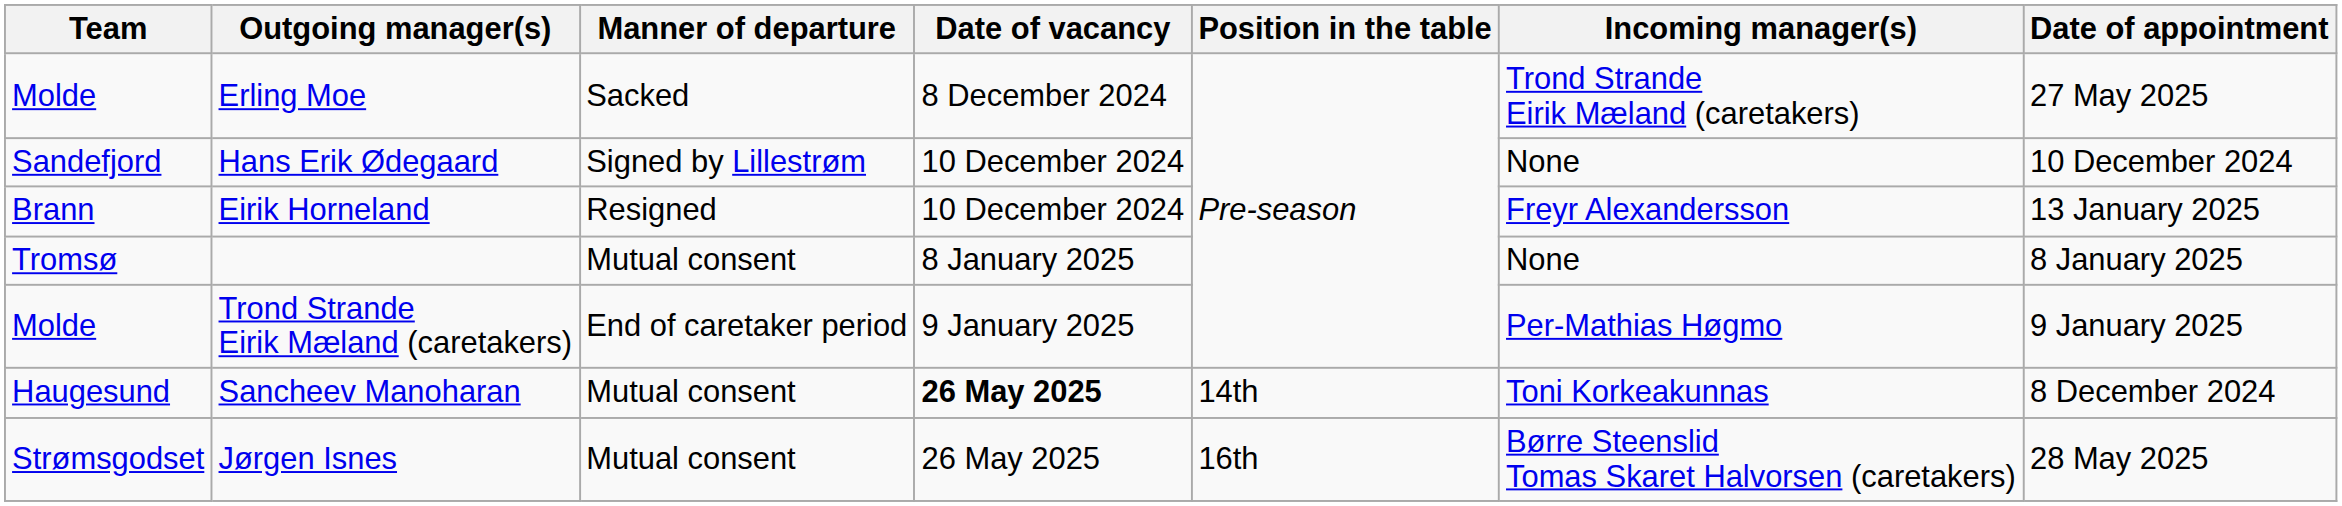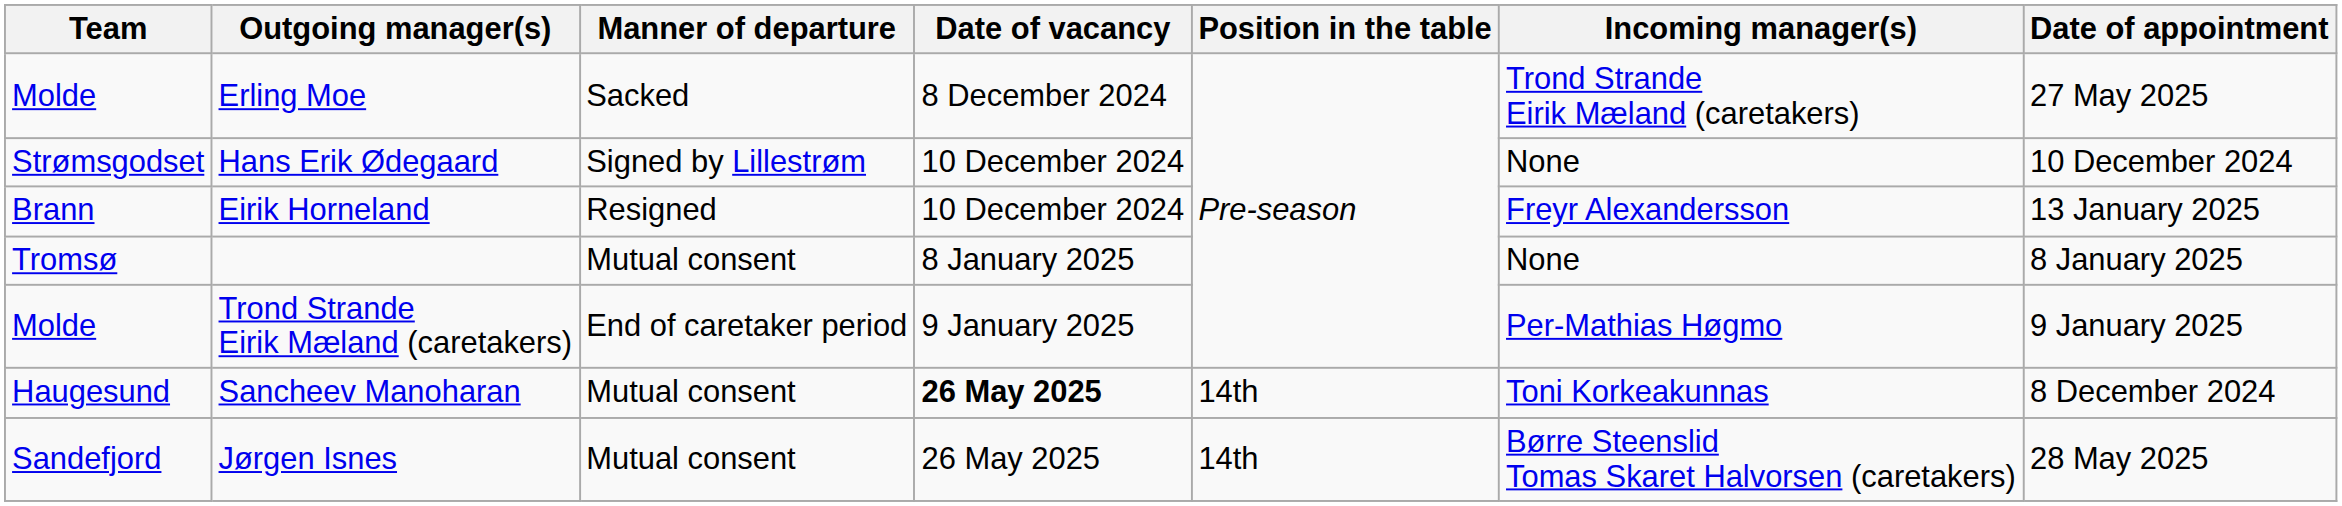(87, 161) Sandefjord -> (108, 161) Strømsgodset
(108, 458) Strømsgodset -> (87, 458) Sandefjord
(1228, 458) 16th -> (1228, 458) 14th
